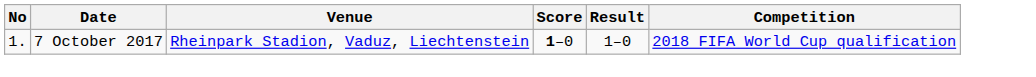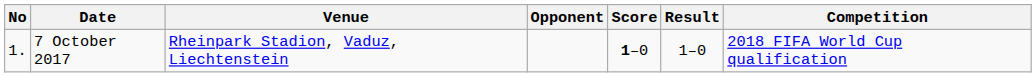+ column: (567, 17)
